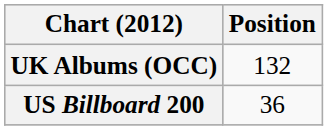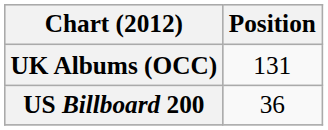(272, 64) 132 -> (272, 64) 131
